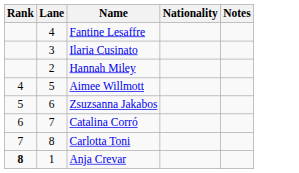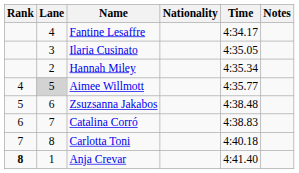+ column: (241, 13)
(52, 86) no background -> (52, 86) lightgrey background
